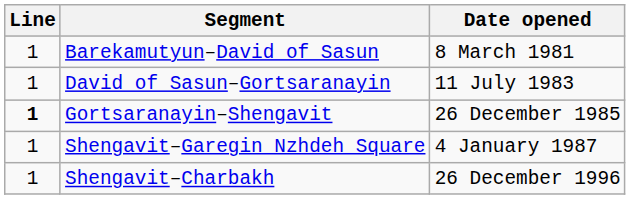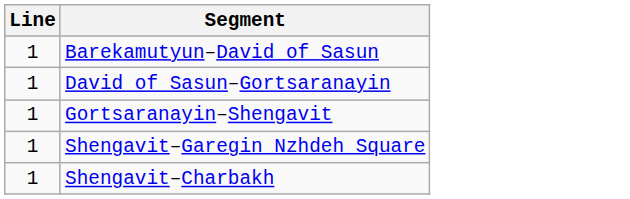- column: (528, 21)
(33, 115) bold -> (33, 115) normal
